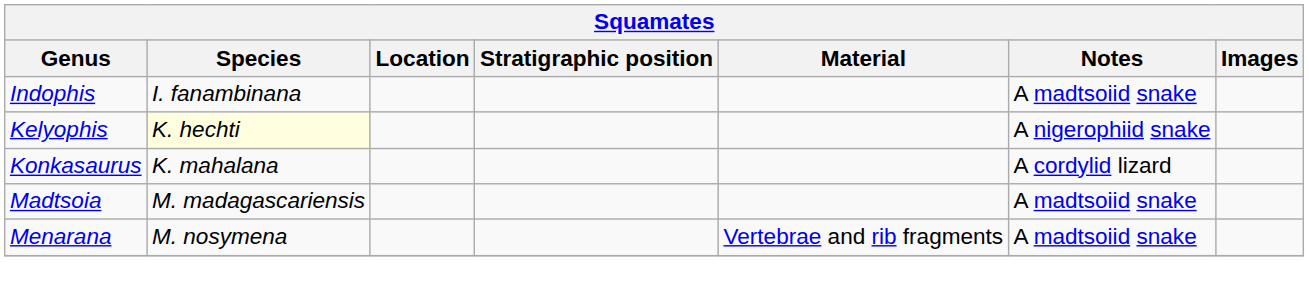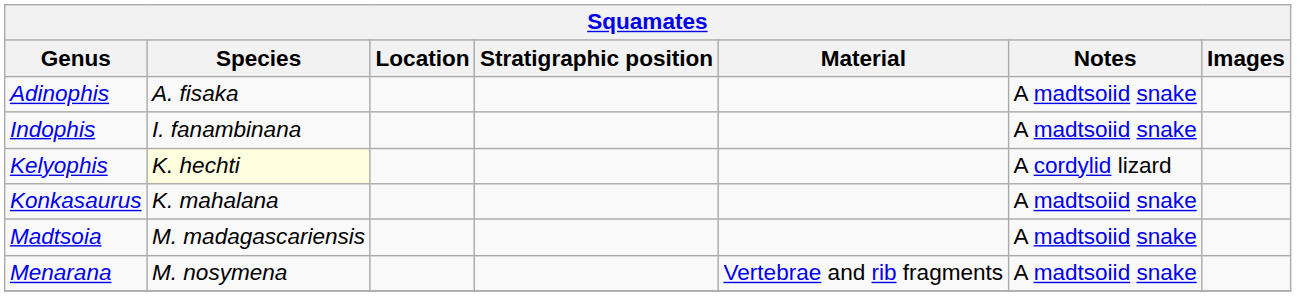+ row: (59, 93)
(1112, 129) A nigerophiid snake -> (1093, 165) A cordylid lizard
(1093, 165) A cordylid lizard -> (1105, 201) A madtsoiid snake
